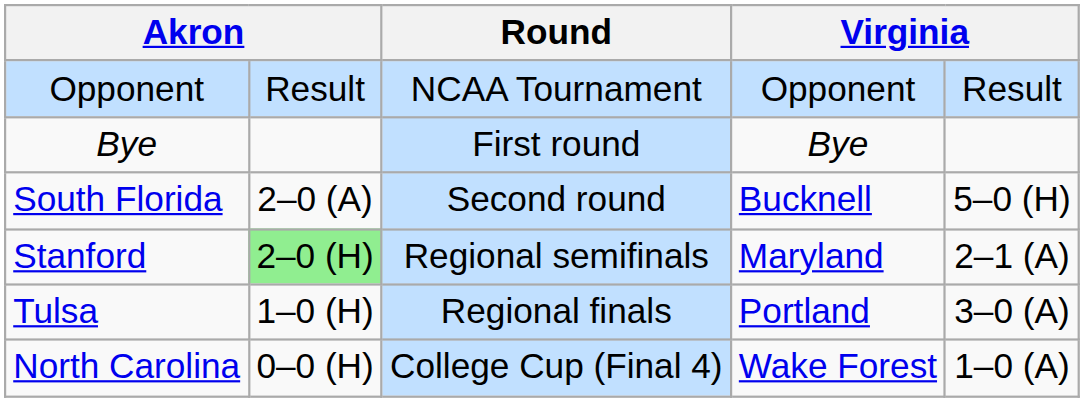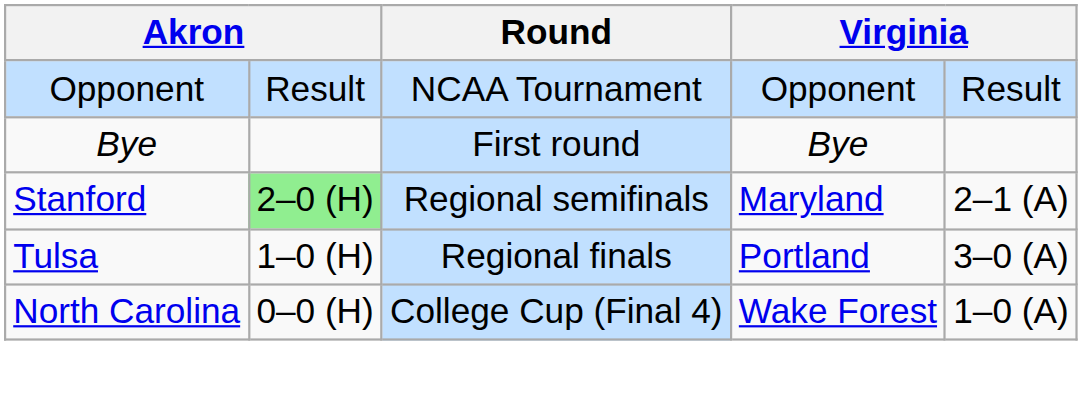- row: (118, 199)
